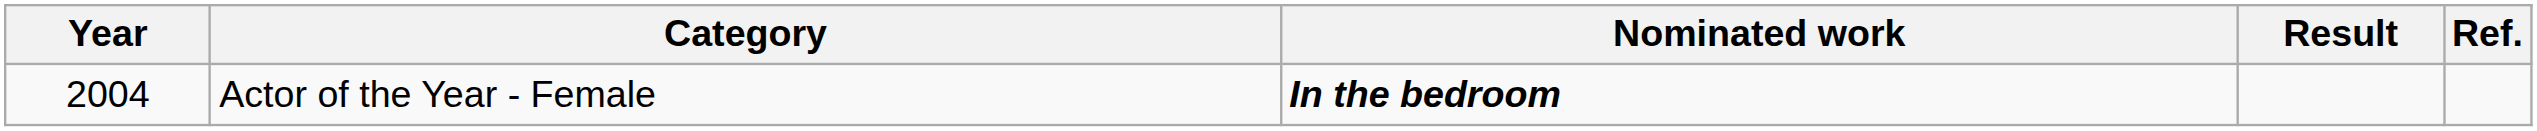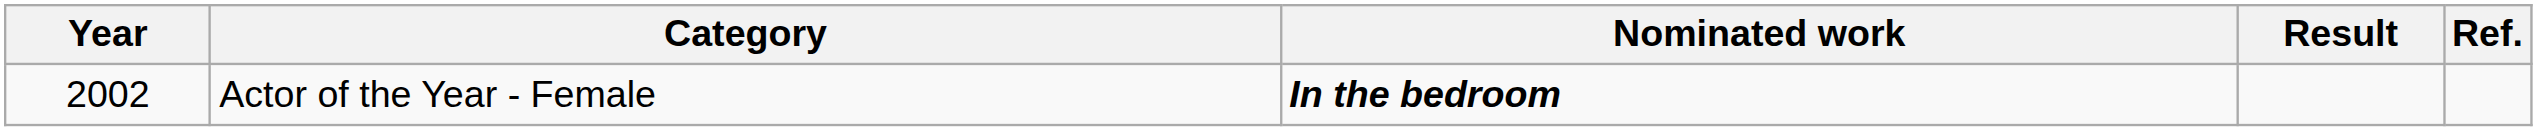(108, 93) 2004 -> (108, 93) 2002
